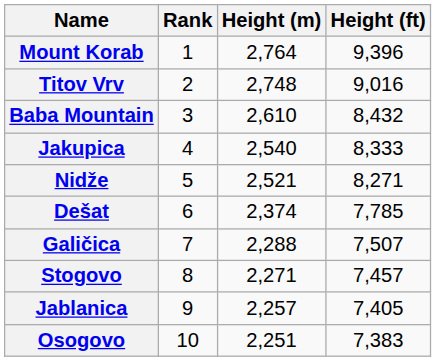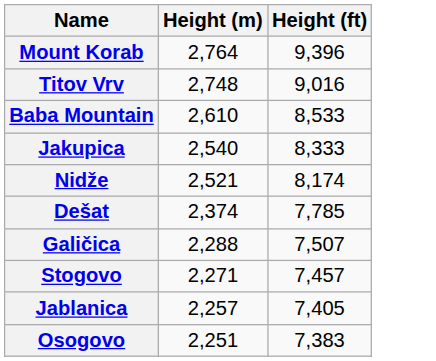- column: (188, 20)
(378, 116) 8,432 -> (320, 116) 8,533
(378, 180) 8,271 -> (320, 180) 8,174
